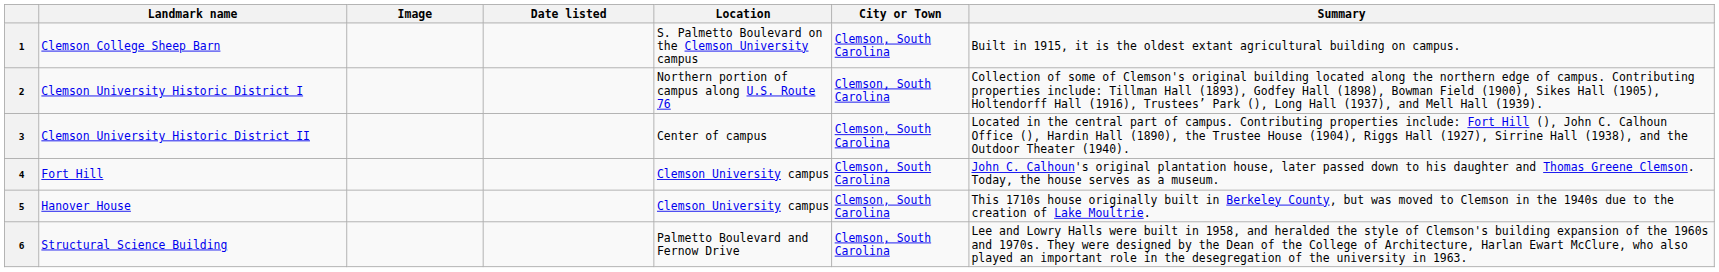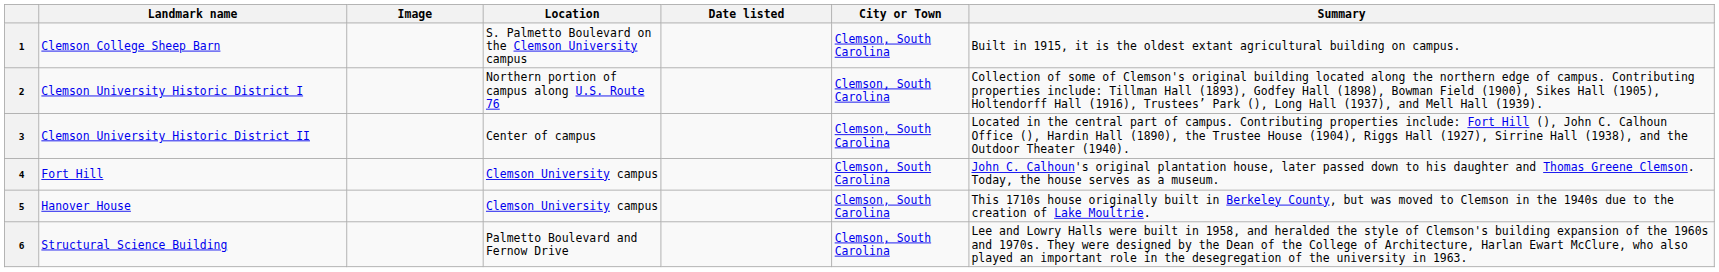columns swapped: (569, 14) <-> (743, 14)
